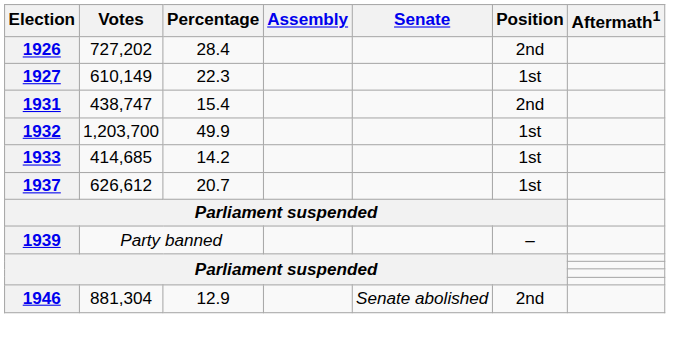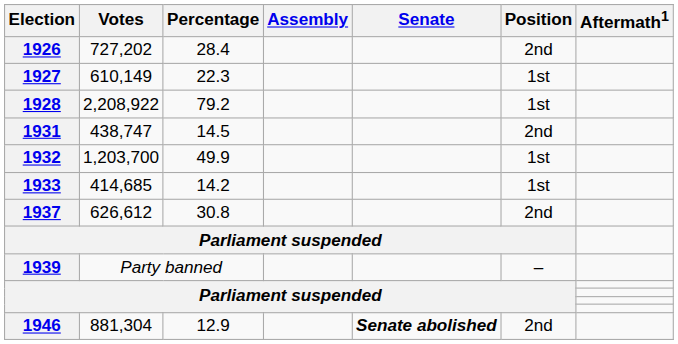+ row: (42, 104)
(213, 104) 15.4 -> (213, 131) 14.5
(213, 185) 20.7 -> (213, 212) 30.8
(530, 185) 1st -> (538, 212) 2nd
(422, 298) normal -> (426, 325) bold
